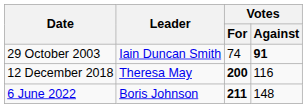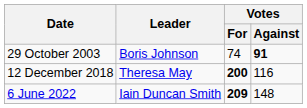(170, 53) Iain Duncan Smith -> (159, 53) Boris Johnson
(159, 93) Boris Johnson -> (170, 93) Iain Duncan Smith
(237, 93) 211 -> (237, 93) 209
